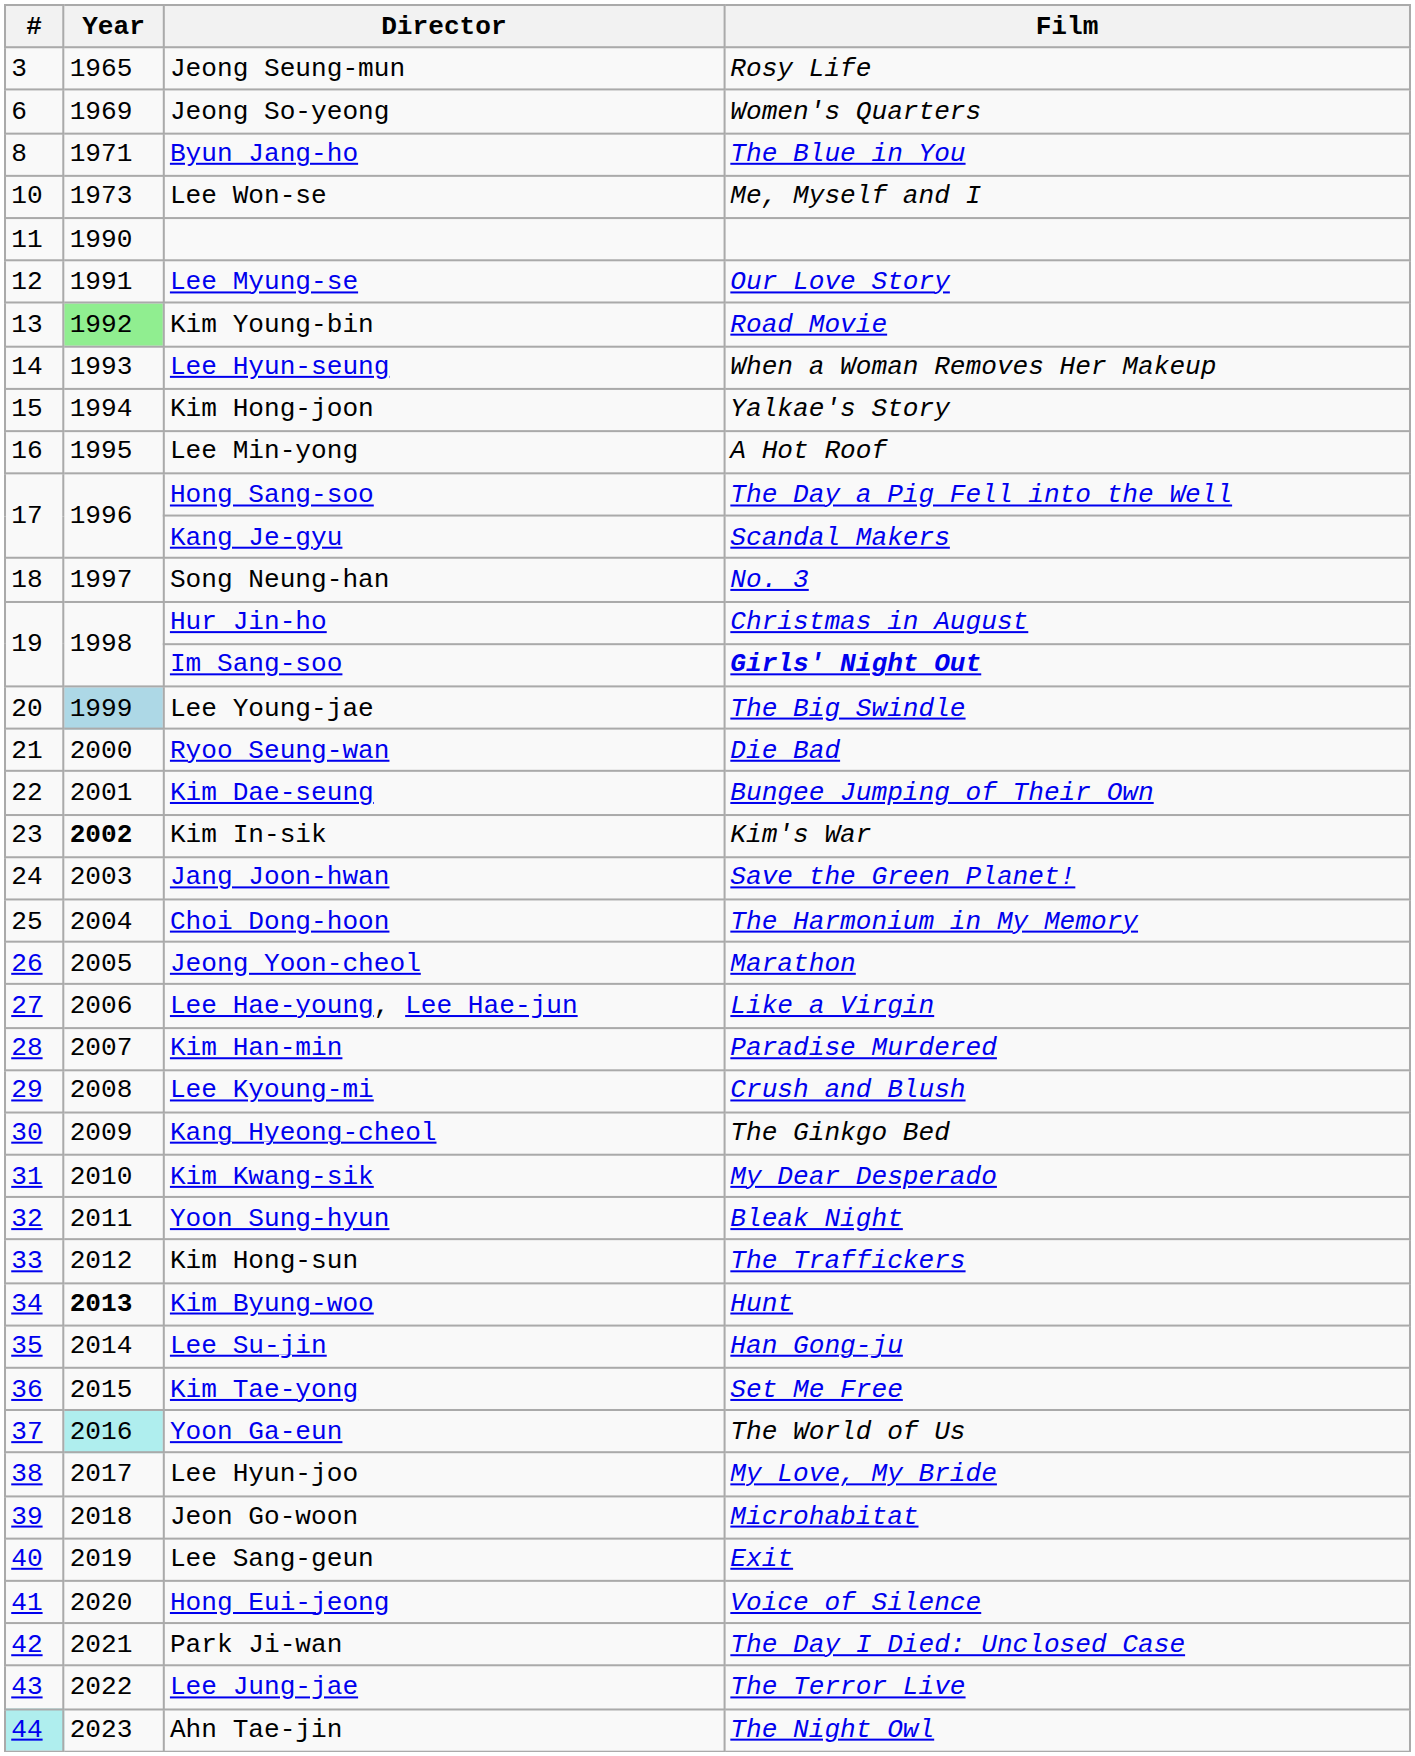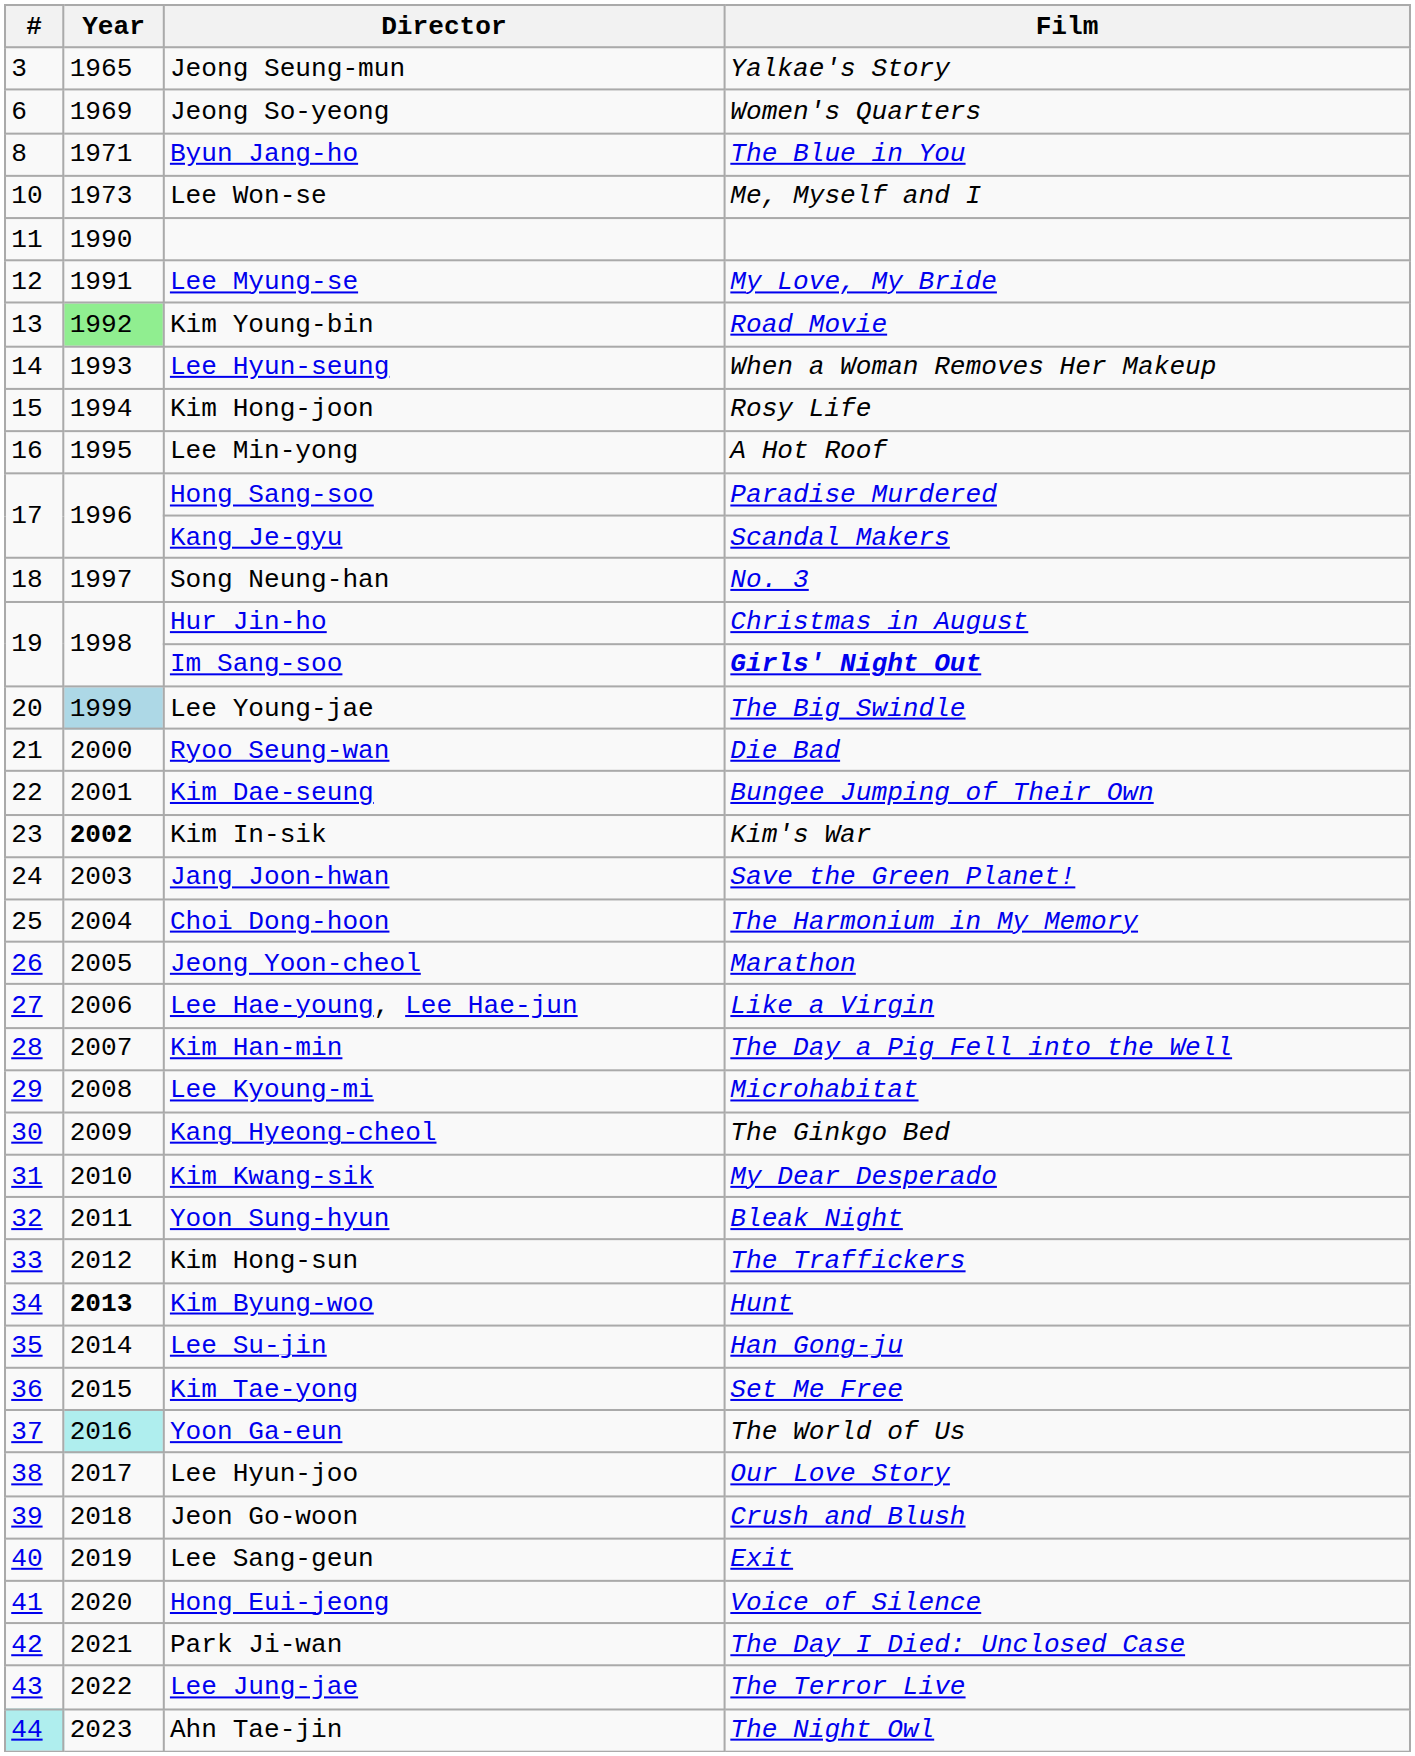(801, 69) Rosy Life -> (840, 69) Yalkae's Story
(840, 282) Our Love Story -> (864, 282) My Love, My Bride
(840, 410) Yalkae's Story -> (801, 410) Rosy Life
(981, 495) The Day a Pig Fell into the Well -> (864, 495) Paradise Murdered
(864, 1048) Paradise Murdered -> (981, 1048) The Day a Pig Fell into the Well
(848, 1091) Crush and Blush -> (824, 1091) Microhabitat
(864, 1474) My Love, My Bride -> (840, 1474) Our Love Story
(824, 1517) Microhabitat -> (848, 1517) Crush and Blush
